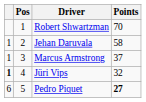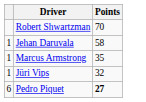- column: (23, 11)
(118, 58) 37 -> (100, 58) 35
(9, 73) bold -> (9, 73) normal
